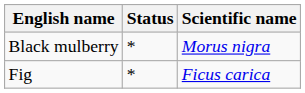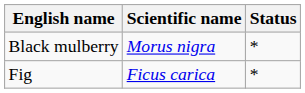columns swapped: (239, 18) <-> (150, 18)
